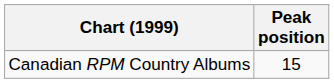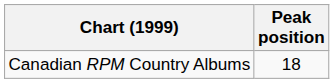(291, 64) 15 -> (291, 64) 18
